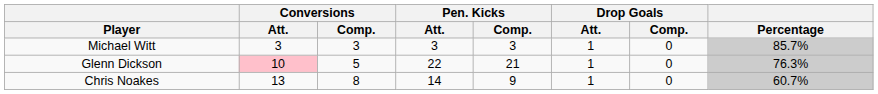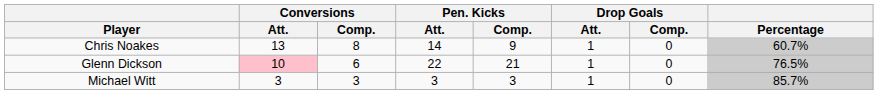rows swapped: (122, 47) <-> (122, 81)
(356, 64) 5 -> (356, 64) 6
(791, 64) 76.3% -> (791, 64) 76.5%
